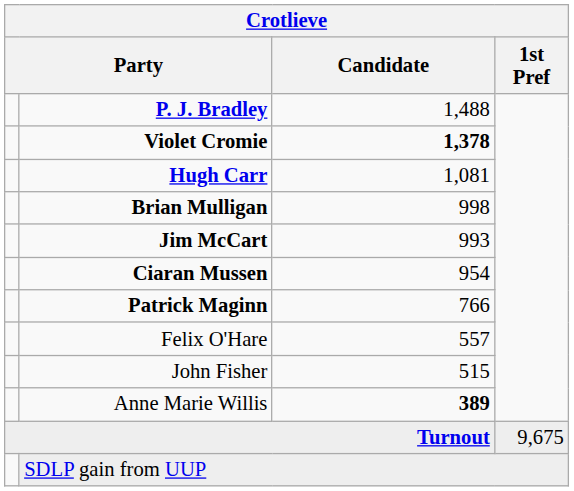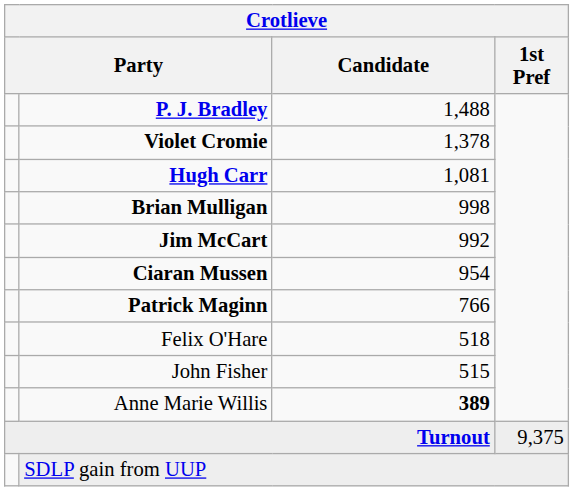(467, 142) bold -> (467, 142) normal
(474, 240) 993 -> (474, 240) 992
(474, 338) 557 -> (474, 338) 518
(541, 436) 9,675 -> (541, 436) 9,375
